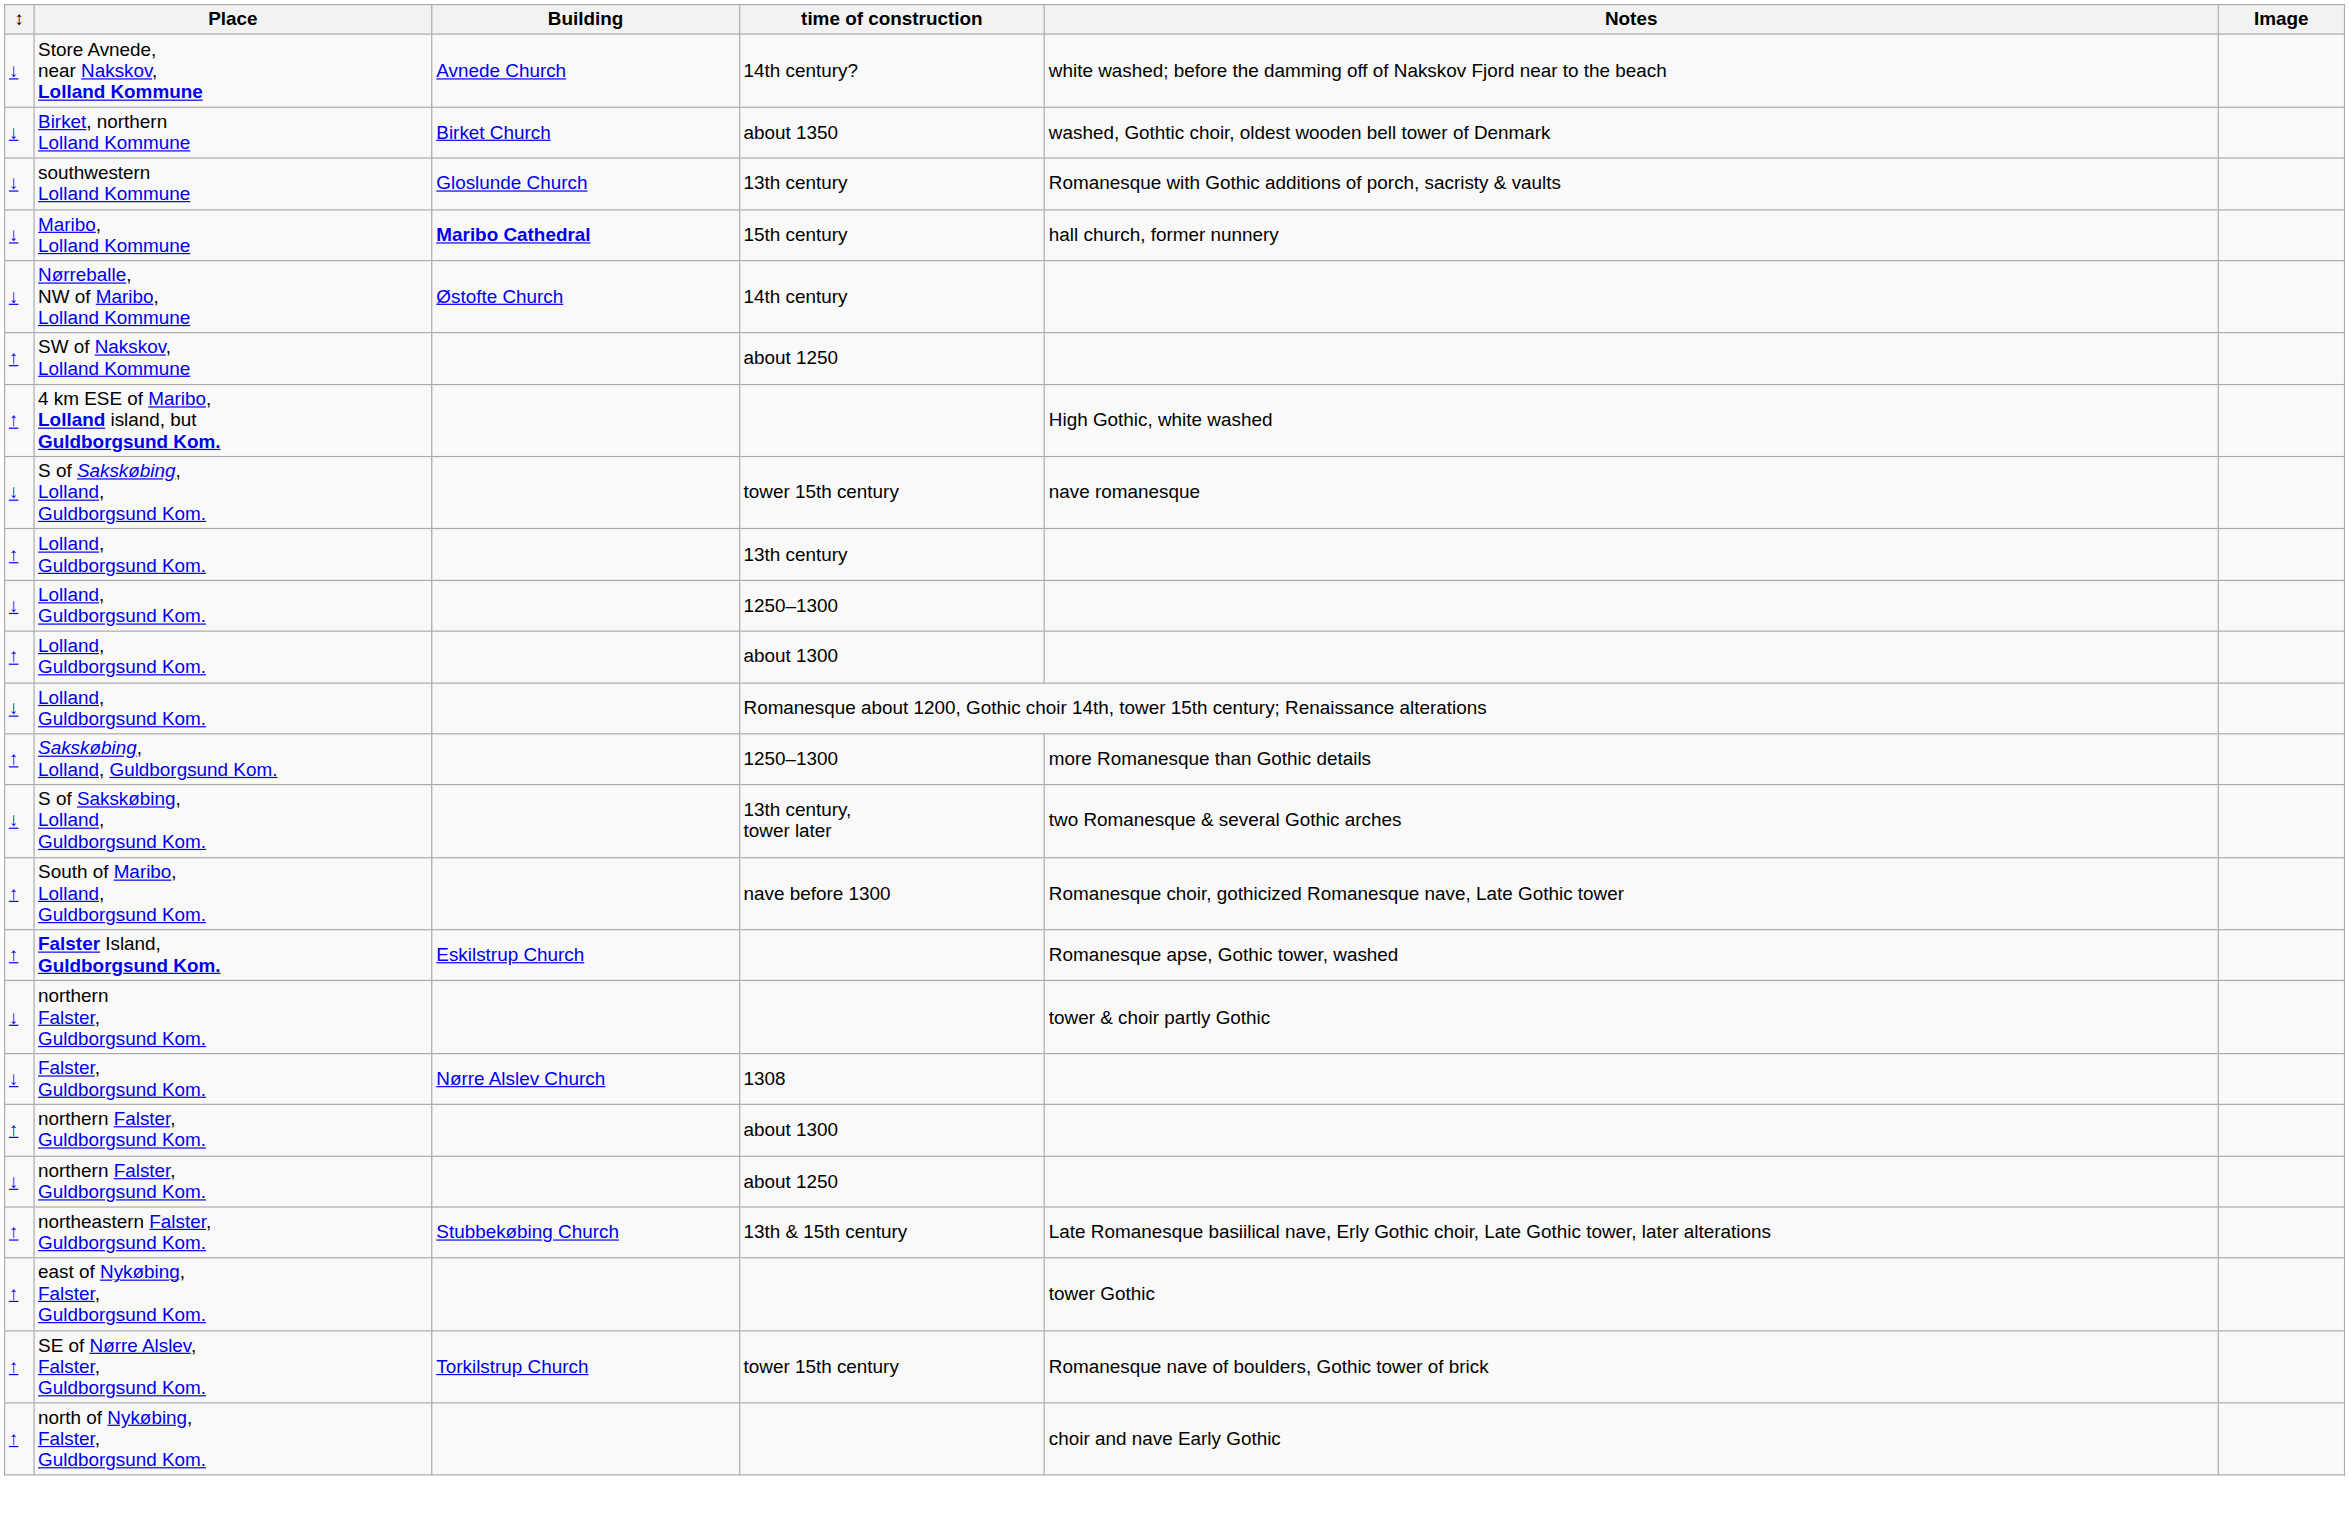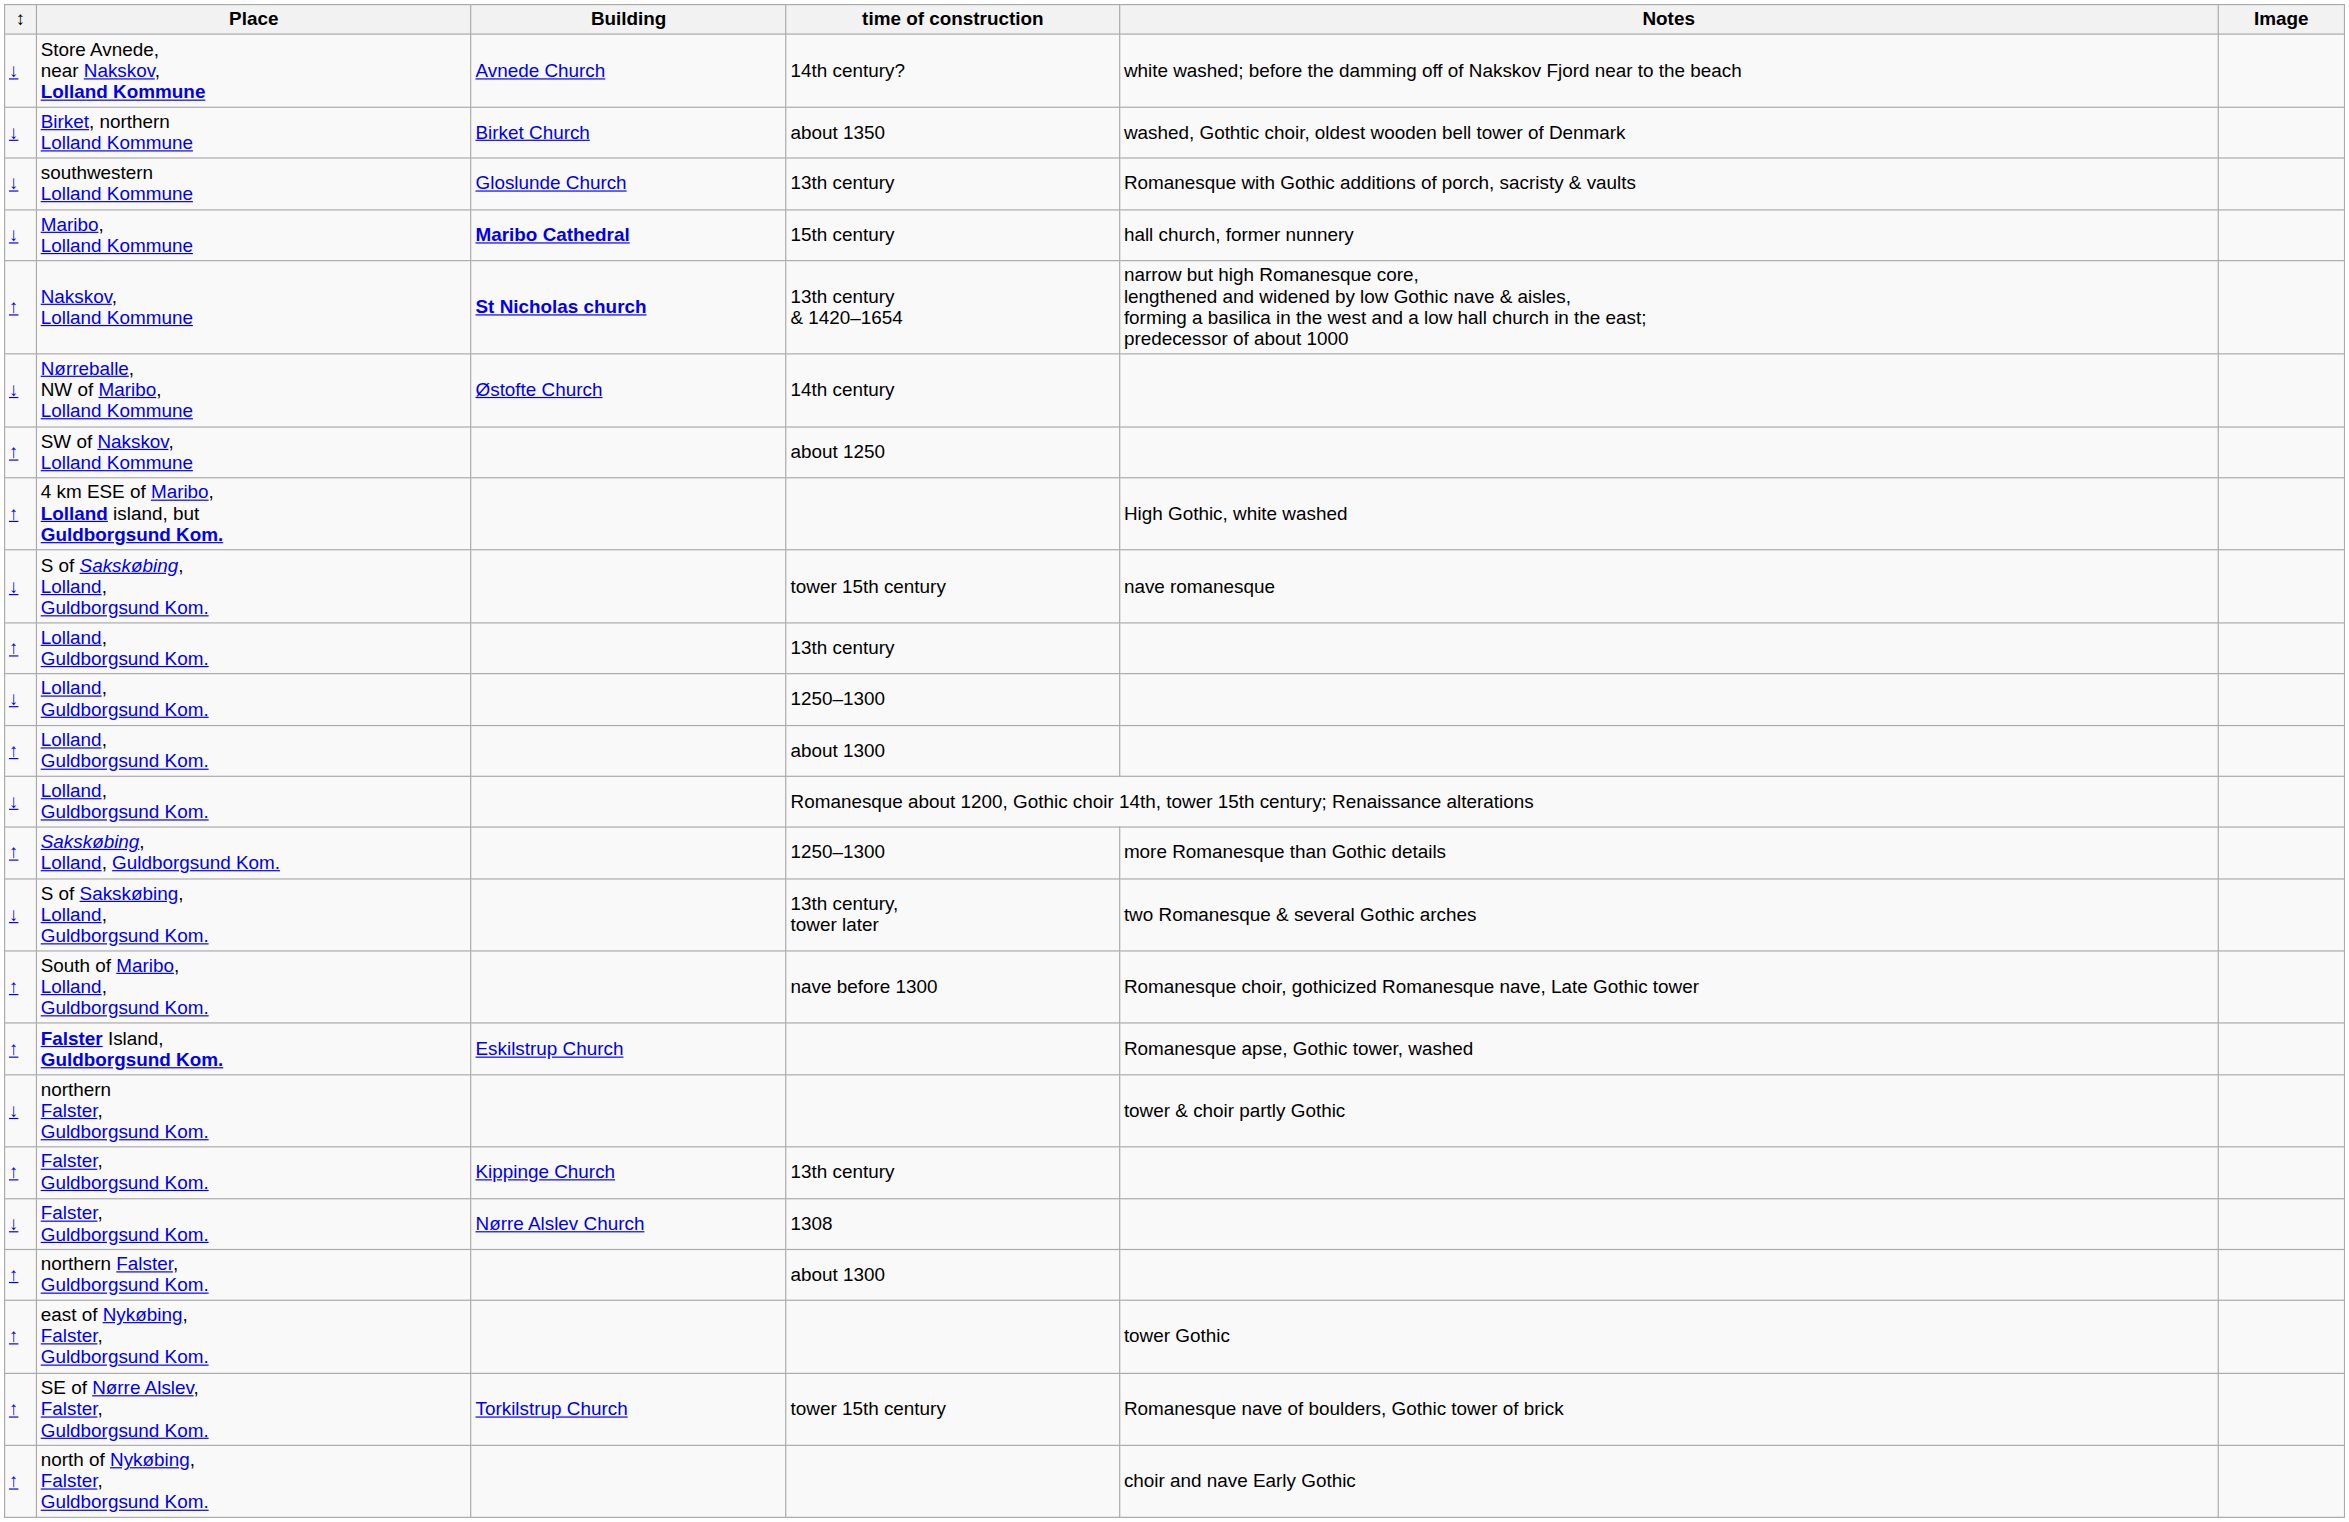+ row: (117, 307)
+ row: (125, 1172)
- row: (122, 1181)
- row: (125, 1232)
